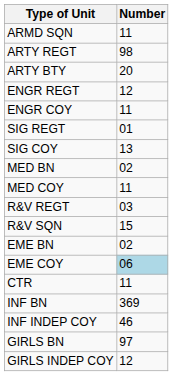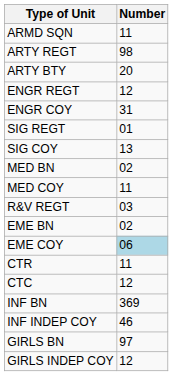(126, 110) 11 -> (126, 110) 31
- row: (35, 226)
+ row: (20, 284)
